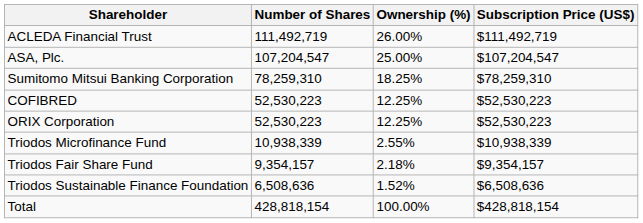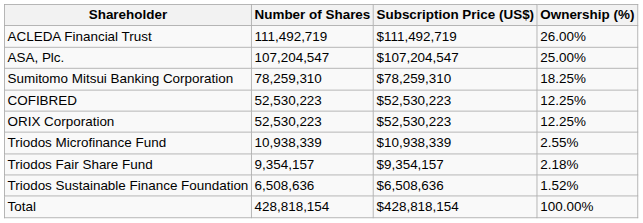columns swapped: (556, 15) <-> (424, 15)
